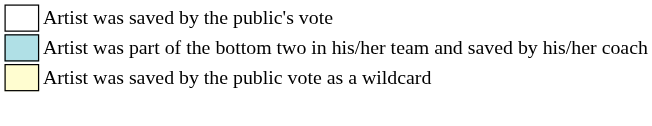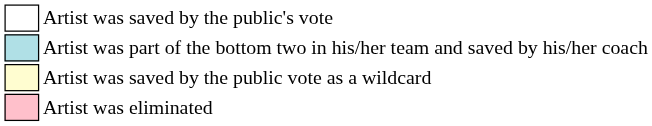+ row: (128, 107)
